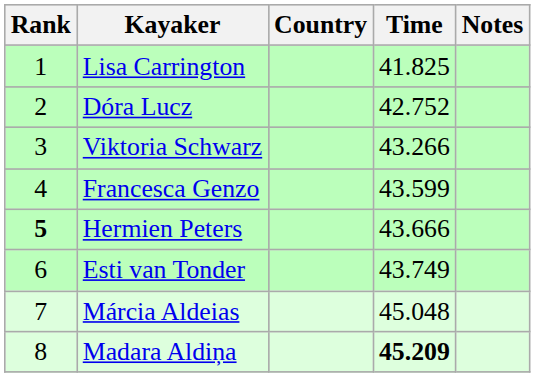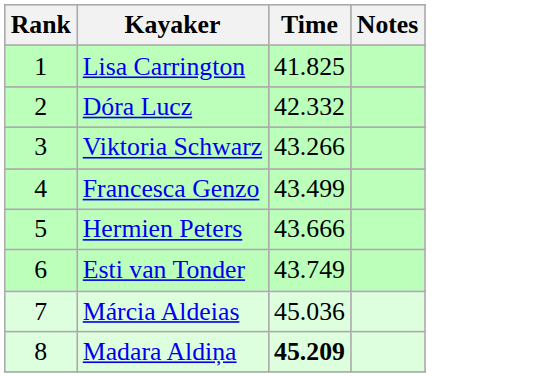- column: (321, 24)
(414, 106) 42.752 -> (309, 106) 42.332
(414, 188) 43.599 -> (309, 188) 43.499
(41, 229) bold -> (41, 229) normal
(414, 310) 45.048 -> (309, 310) 45.036
